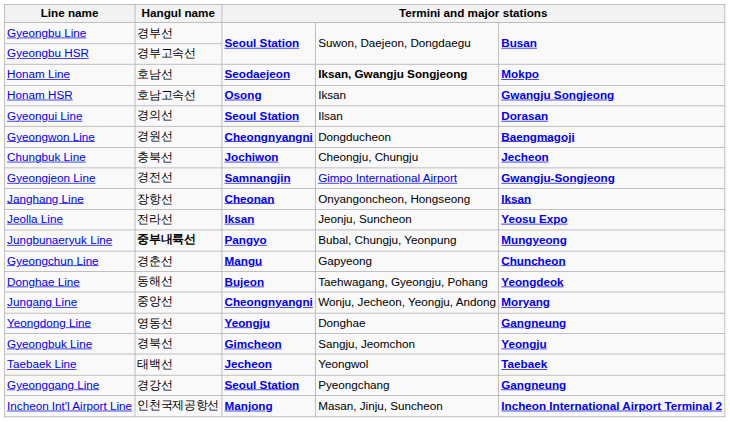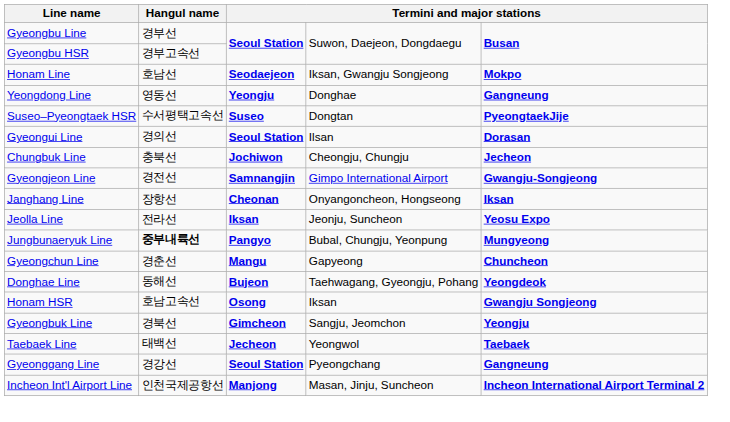(393, 74) bold -> (379, 74) normal
rows swapped: (40, 95) <-> (49, 323)
+ row: (72, 116)
- row: (51, 136)
- row: (42, 302)
